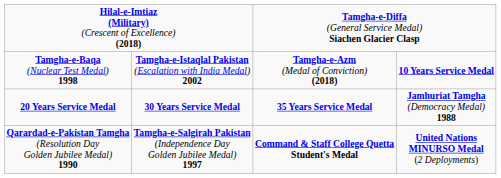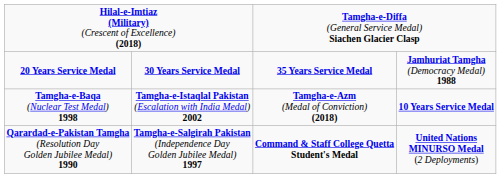rows swapped: (68, 70) <-> (68, 107)
